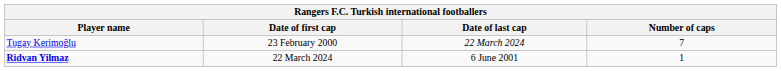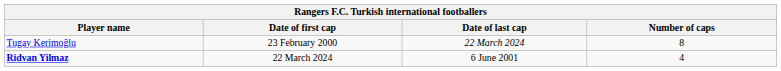(682, 43) 7 -> (682, 43) 8
(682, 58) 1 -> (682, 58) 4
